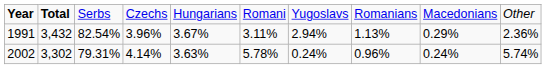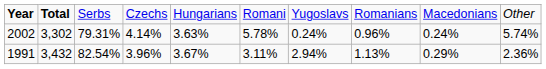rows swapped: (21, 34) <-> (21, 53)
